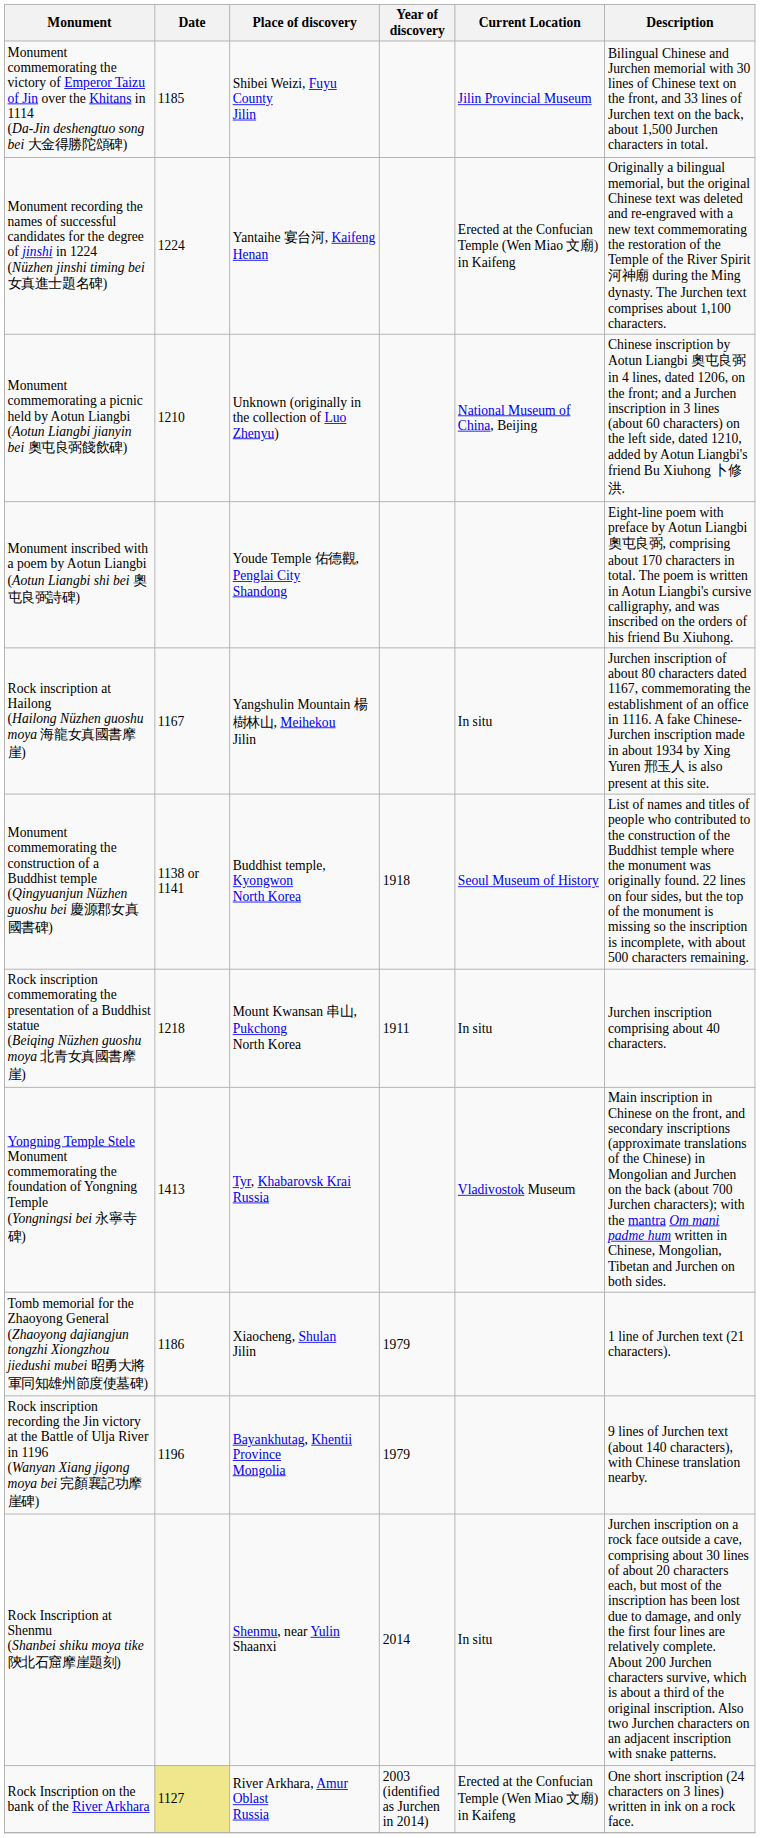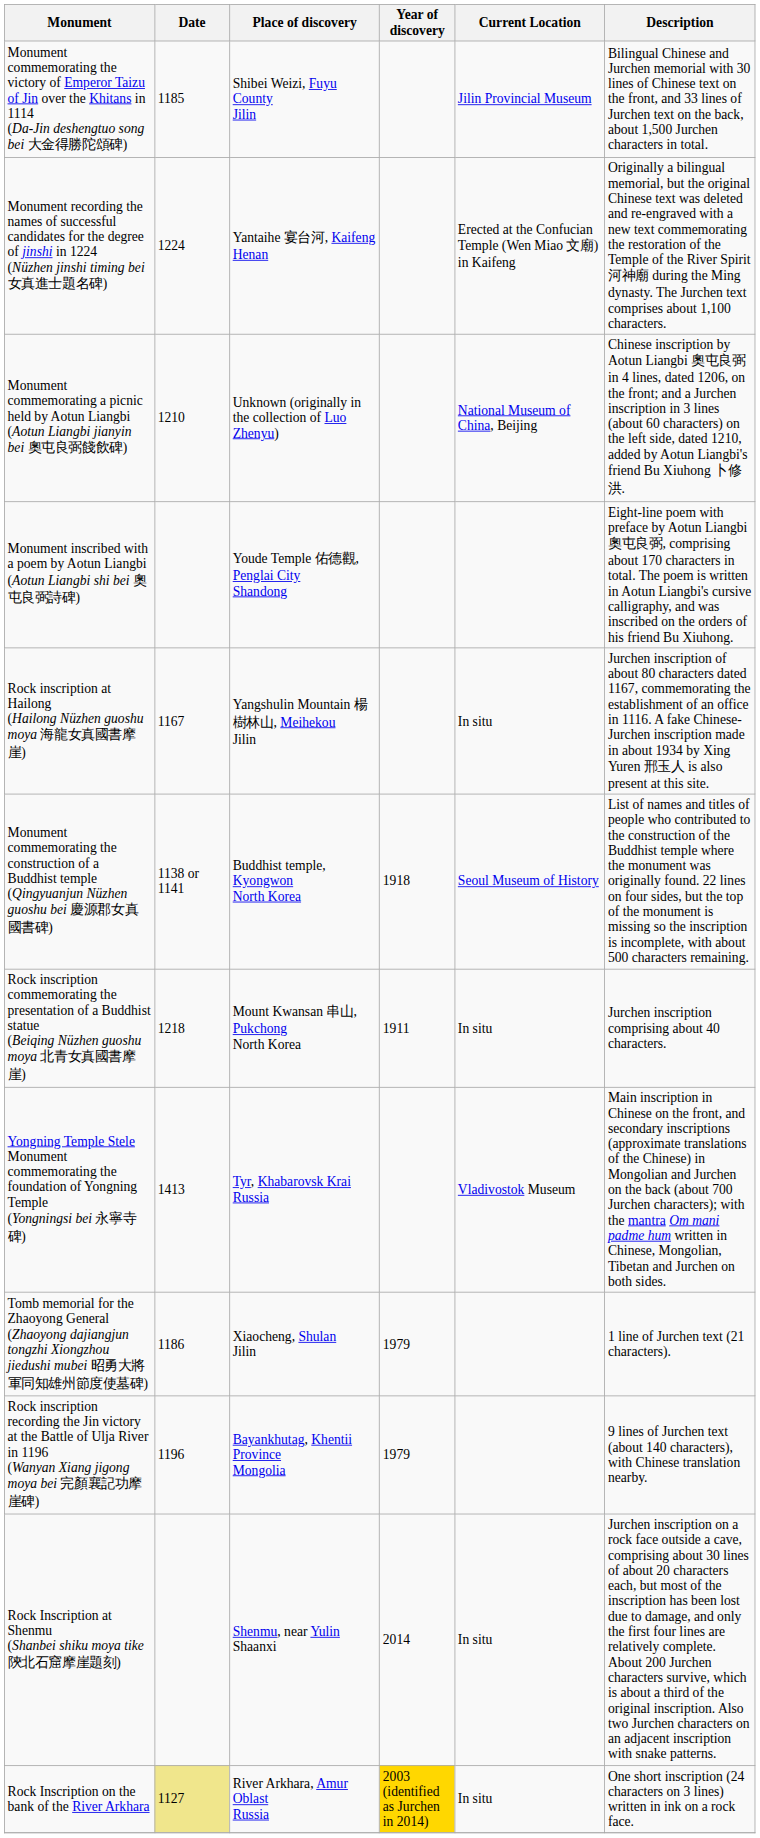(411, 1799) no background -> (411, 1799) gold background
(528, 1799) Erected at the Confucian Temple (Wen Miao 文廟) in Kaifeng -> (475, 1799) In situ
